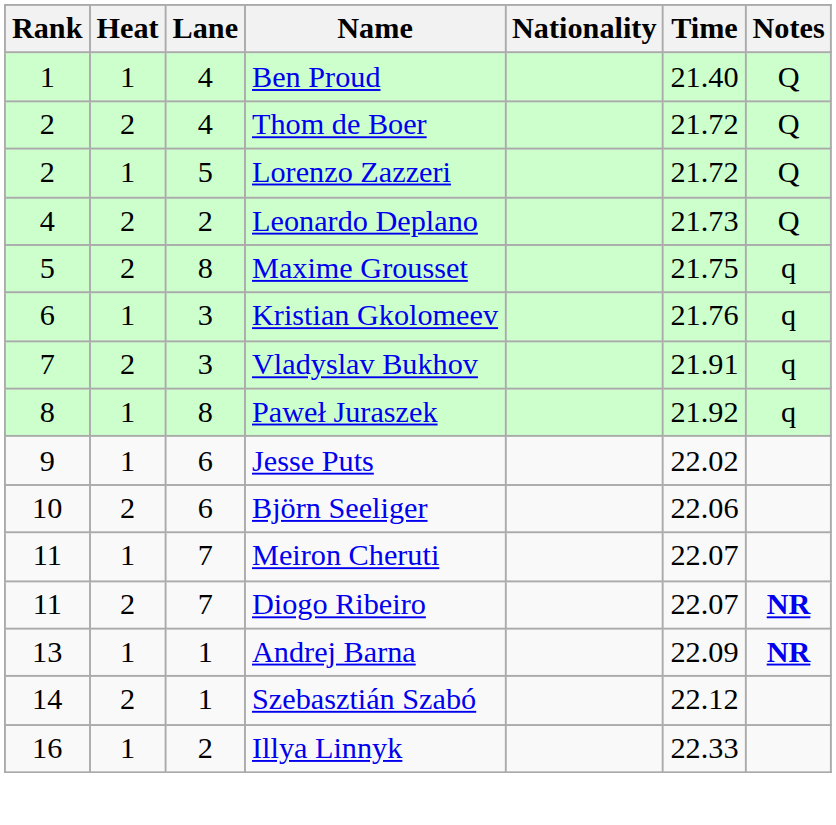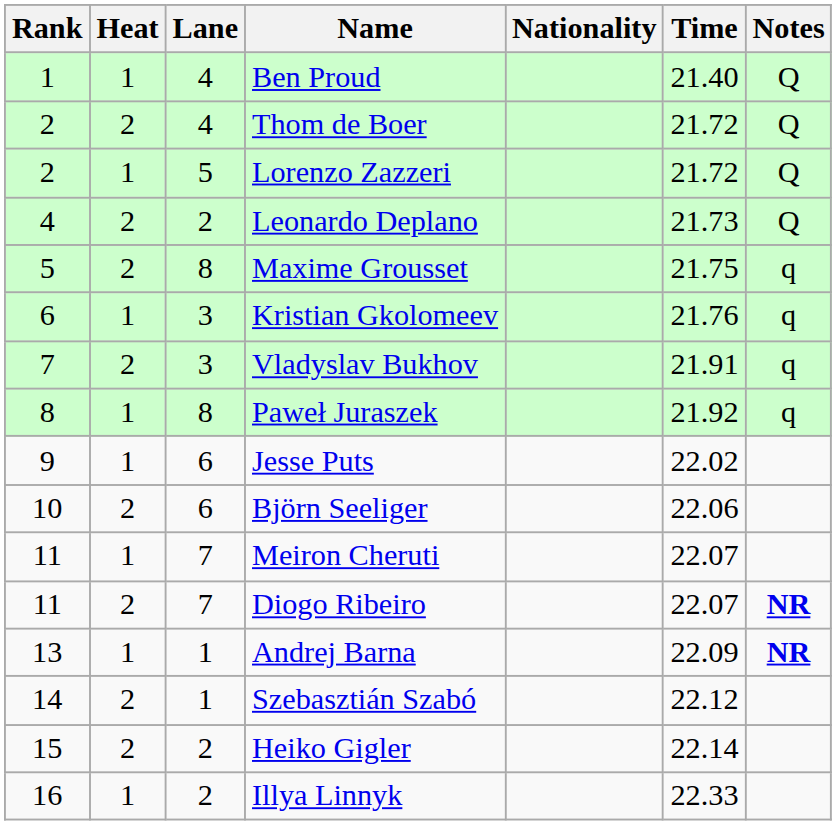+ row: (331, 747)
